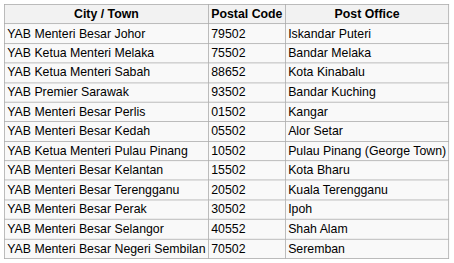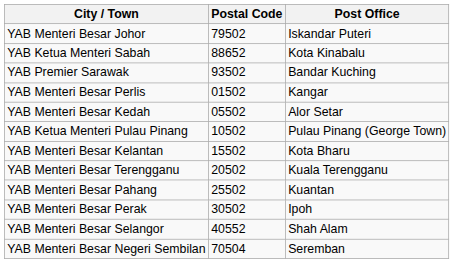- row: (81, 53)
+ row: (82, 190)
(228, 248) 70502 -> (228, 248) 70504
